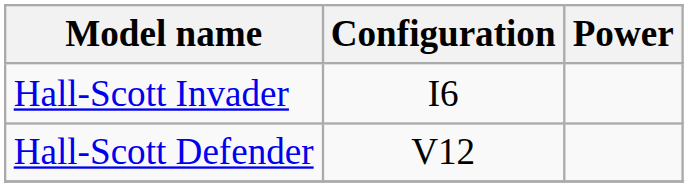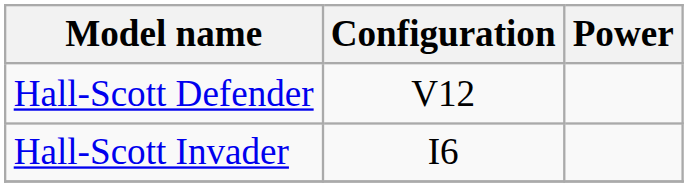rows swapped: (151, 92) <-> (164, 151)
